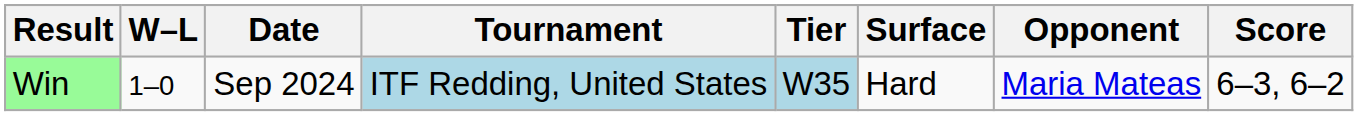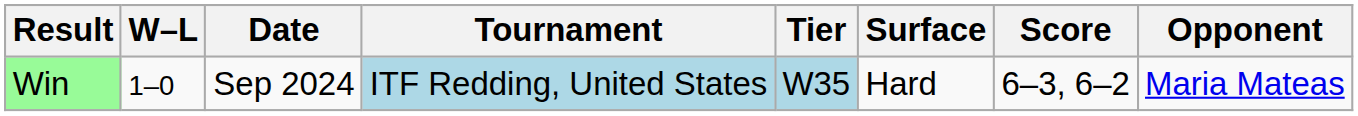columns swapped: (1101, 30) <-> (1281, 30)
